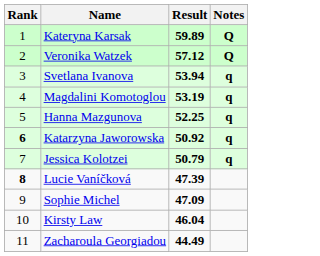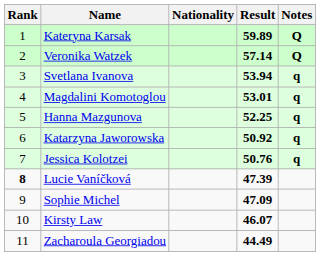+ column: (203, 14)
(190, 55) 57.12 -> (258, 55) 57.14
(190, 96) 53.19 -> (258, 96) 53.01
(23, 138) bold -> (23, 138) normal
(190, 158) 50.79 -> (258, 158) 50.76
(190, 220) 46.04 -> (258, 220) 46.07
